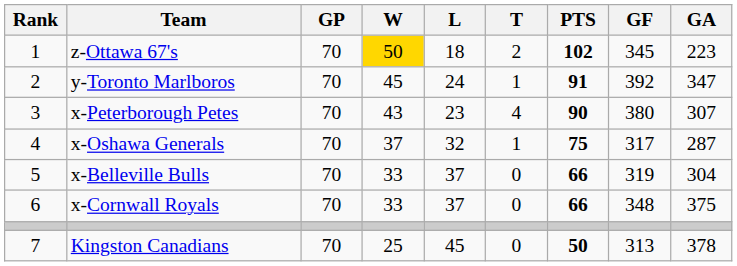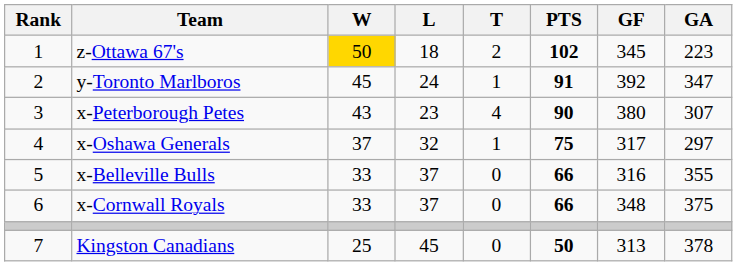- column: (331, 19)
(701, 143) 287 -> (699, 143) 297
(640, 174) 319 -> (631, 174) 316
(701, 174) 304 -> (699, 174) 355
